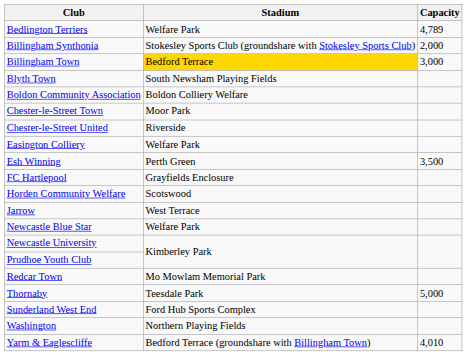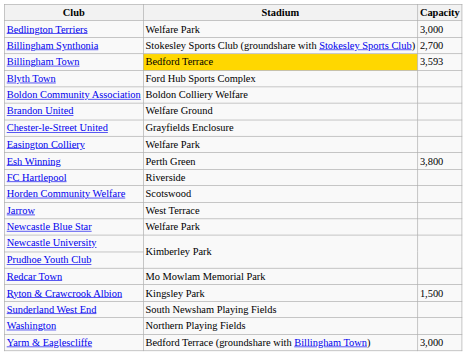(432, 29) 4,789 -> (432, 29) 3,000
(432, 45) 2,000 -> (432, 45) 2,700
(432, 62) 3,000 -> (432, 62) 3,593
(211, 78) South Newsham Playing Fields -> (201, 78) Ford Hub Sports Complex
+ row: (40, 111)
- row: (55, 111)
(165, 128) Riverside -> (190, 128) Grayfields Enclosure
(432, 161) 3,500 -> (432, 161) 3,800
(190, 177) Grayfields Enclosure -> (165, 177) Riverside
+ row: (64, 293)
- row: (27, 293)
(201, 309) Ford Hub Sports Complex -> (211, 309) South Newsham Playing Fields
(432, 342) 4,010 -> (432, 342) 3,000
